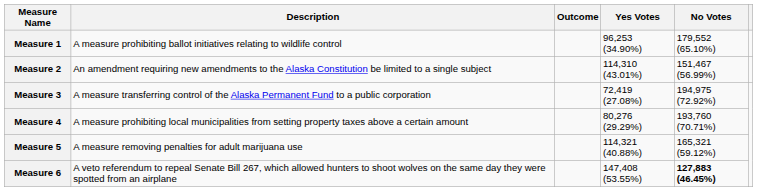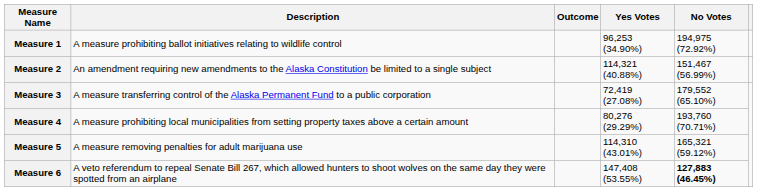(696, 43) 179,552 (65.10%) -> (696, 43) 194,975 (72.92%)
(622, 69) 114,310 (43.01%) -> (622, 69) 114,321 (40.88%)
(696, 95) 194,975 (72.92%) -> (696, 95) 179,552 (65.10%)
(622, 147) 114,321 (40.88%) -> (622, 147) 114,310 (43.01%)
